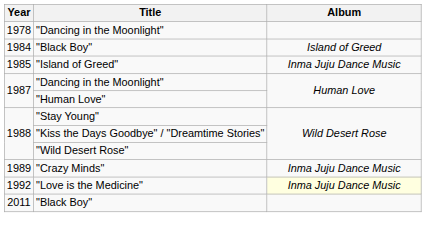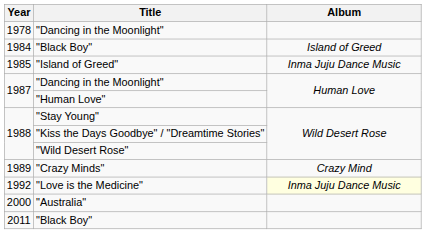(344, 168) Inma Juju Dance Music -> (344, 168) Crazy Mind
+ row: (19, 202)
